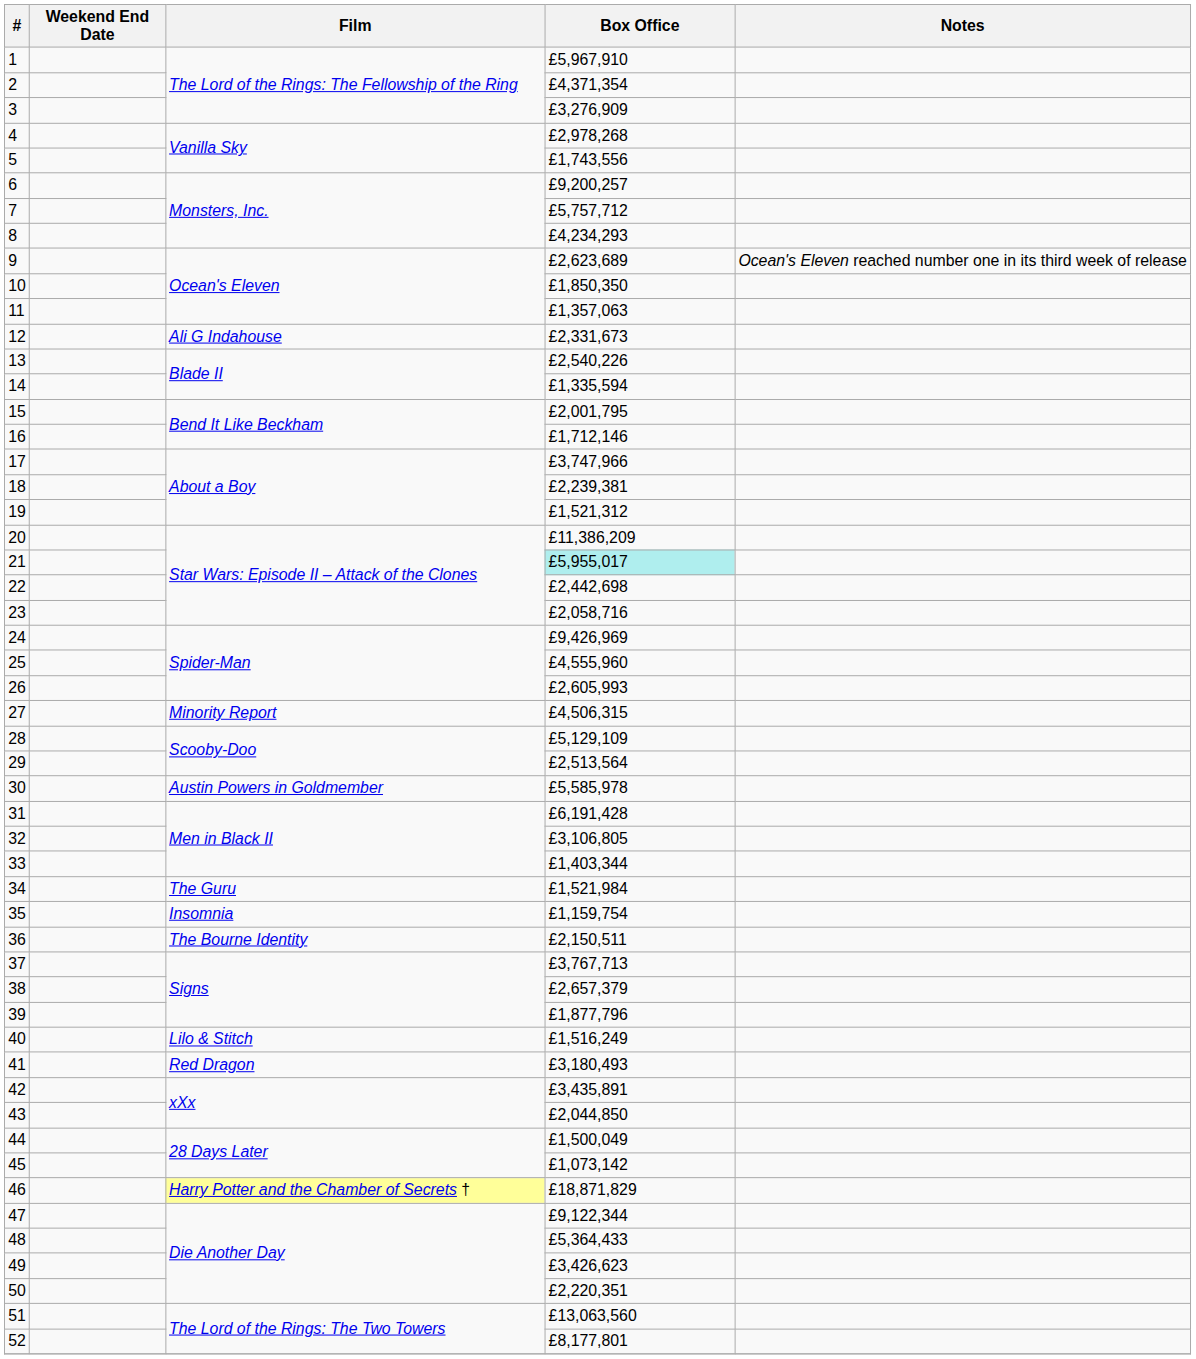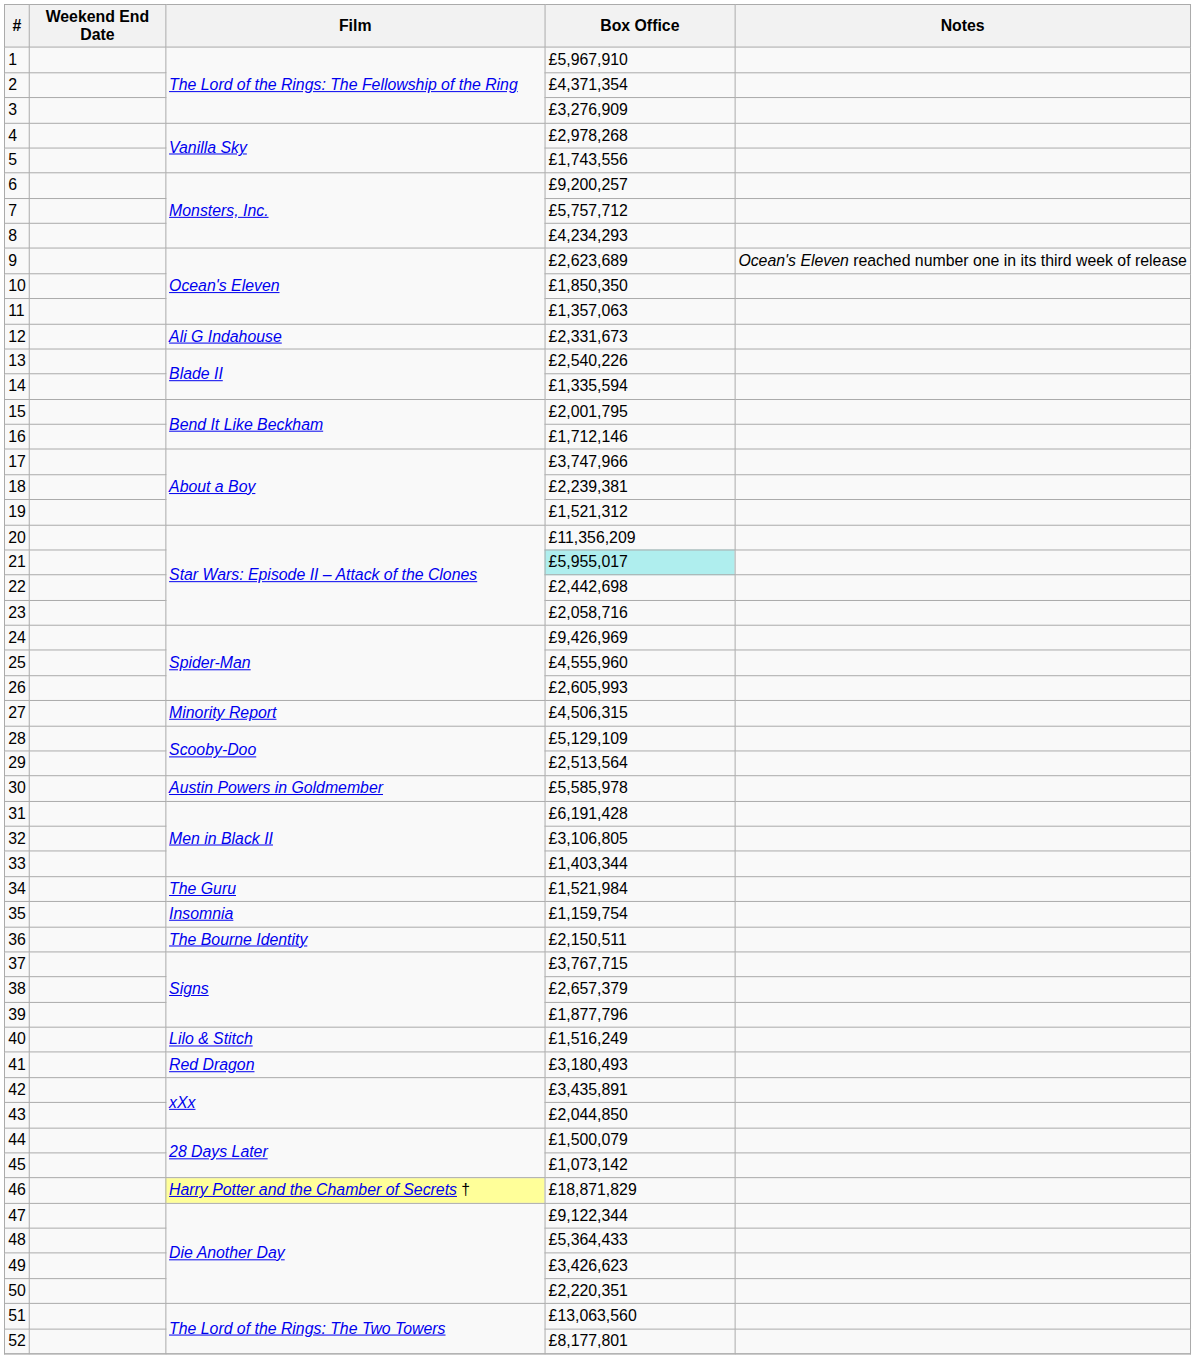(592, 537) £11,386,209 -> (592, 537) £11,356,209
(588, 964) £3,767,713 -> (588, 964) £3,767,715
(588, 1140) £1,500,049 -> (588, 1140) £1,500,079
